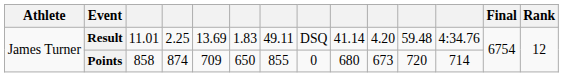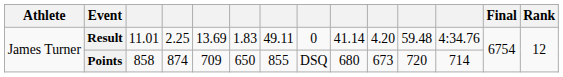(314, 38) DSQ -> (314, 38) 0
(314, 61) 0 -> (314, 61) DSQ
